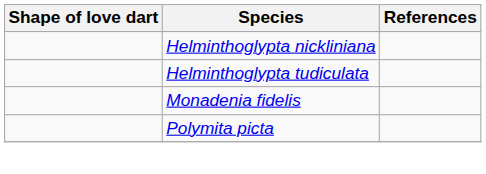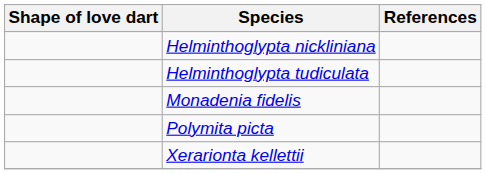+ row: (235, 155)
